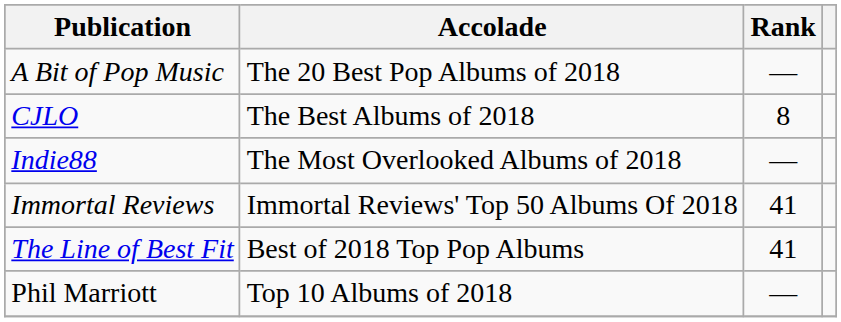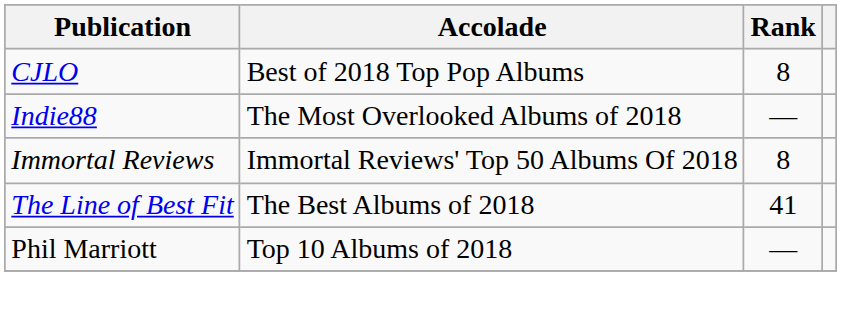- row: (118, 71)
(391, 115) The Best Albums of 2018 -> (415, 71) Best of 2018 Top Pop Albums
(783, 204) 41 -> (783, 159) 8
(415, 248) Best of 2018 Top Pop Albums -> (391, 204) The Best Albums of 2018
